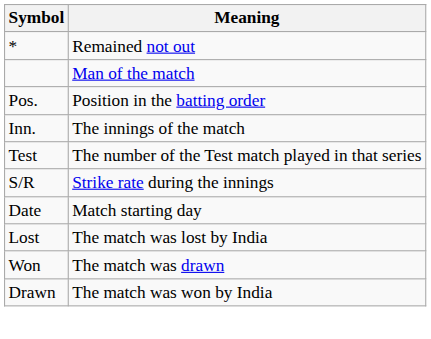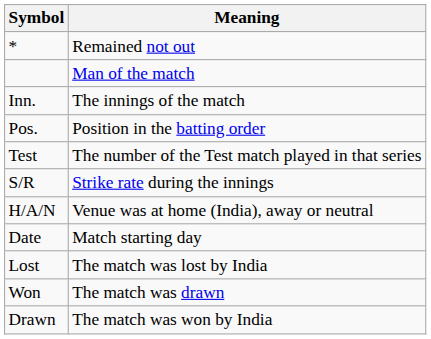rows swapped: (23, 100) <-> (22, 127)
+ row: (32, 210)
